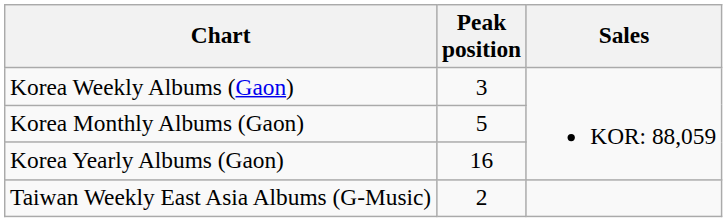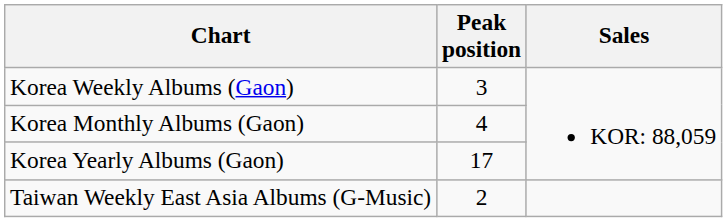(481, 123) 5 -> (481, 123) 4
(481, 160) 16 -> (481, 160) 17
